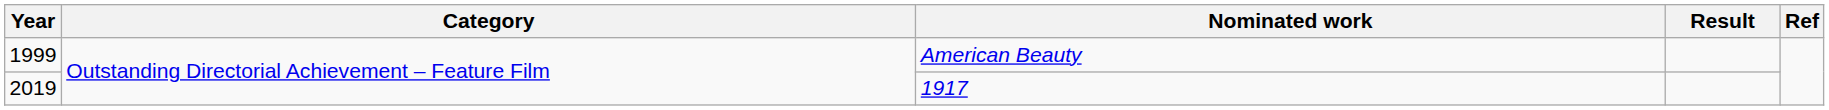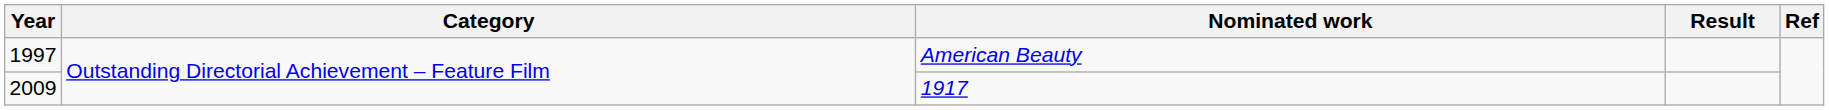(33, 54) 1999 -> (33, 54) 1997
(33, 88) 2019 -> (33, 88) 2009
